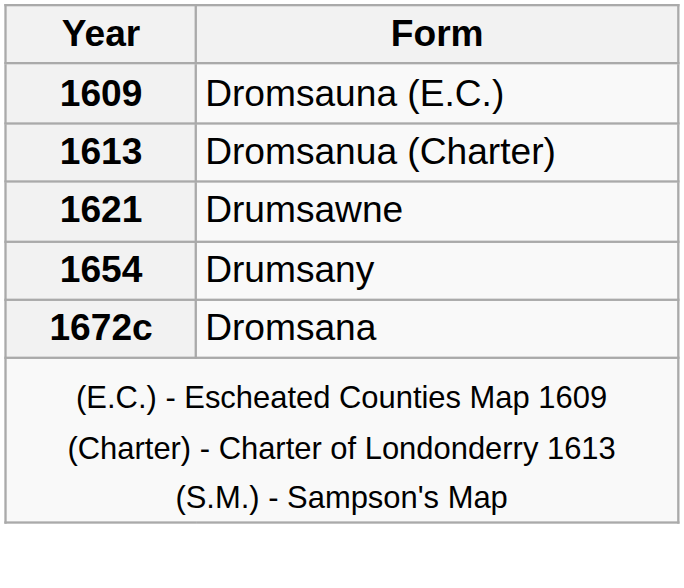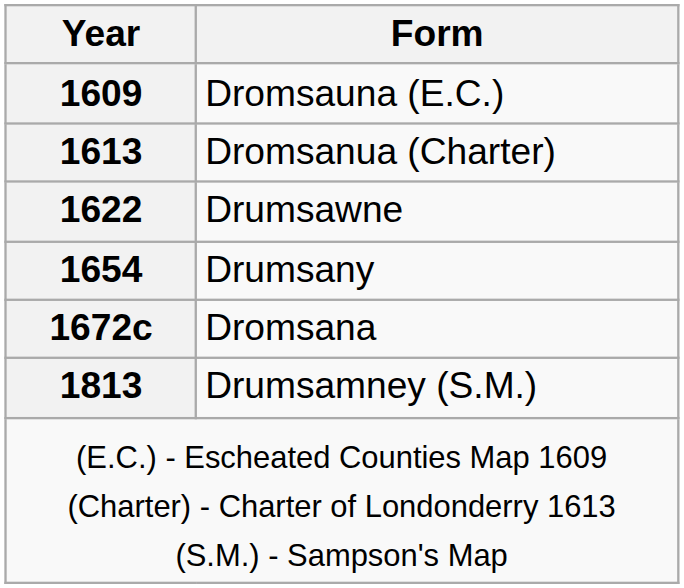(101, 210) 1621 -> (101, 210) 1622
+ row: (371, 387)
